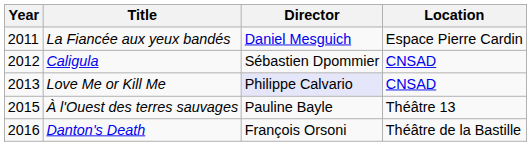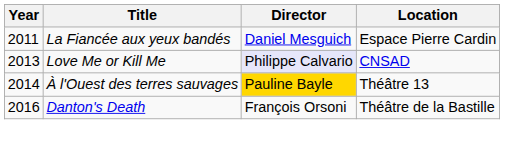- row: (72, 61)
(24, 107) 2015 -> (24, 84) 2014
(289, 107) no background -> (289, 84) gold background
